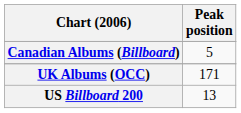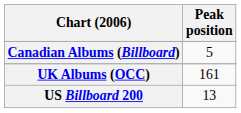(209, 74) 171 -> (209, 74) 161
